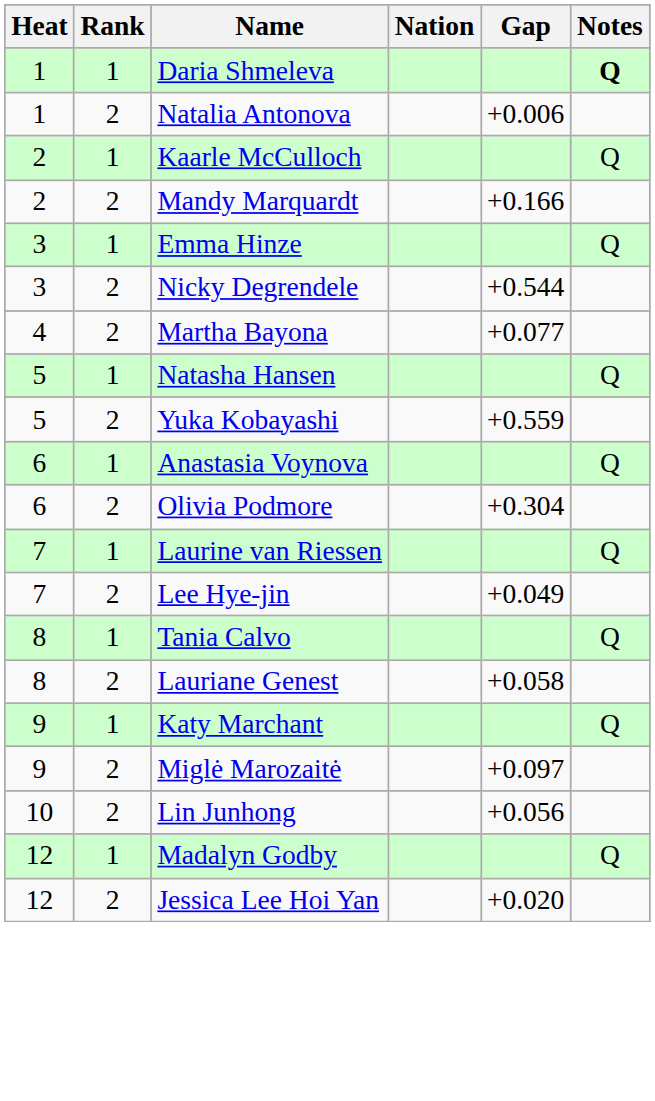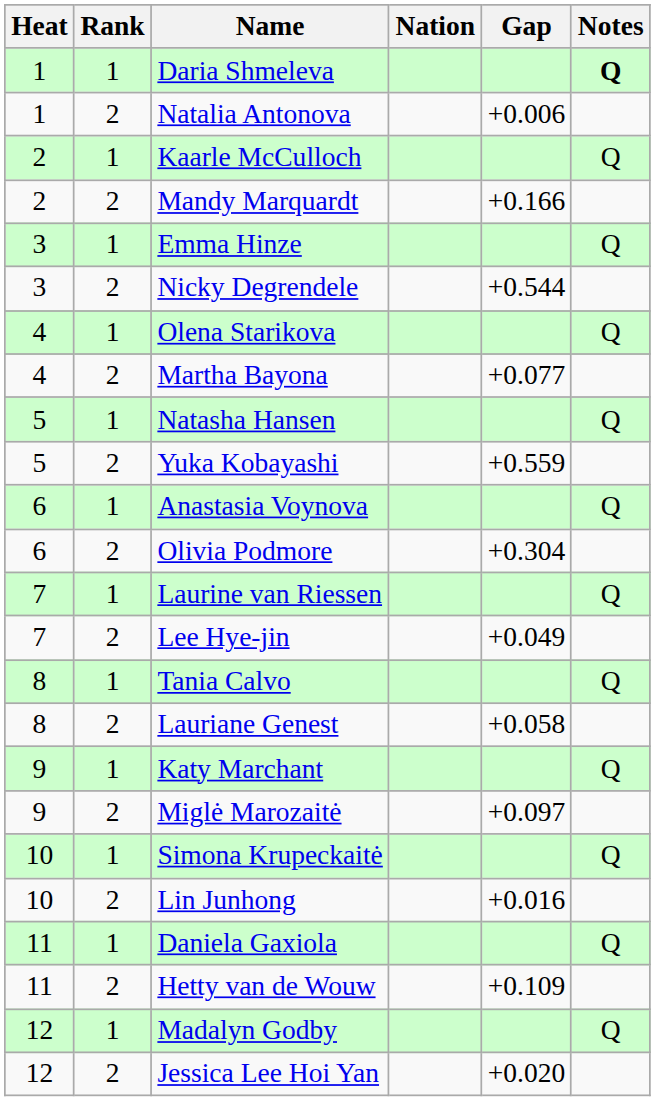+ row: (246, 331)
+ row: (270, 855)
(526, 811) +0.056 -> (526, 899) +0.016
+ row: (247, 942)
+ row: (266, 986)
